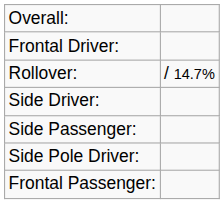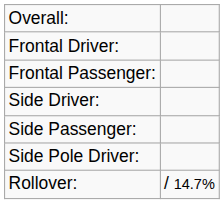rows swapped: (82, 184) <-> (43, 73)
